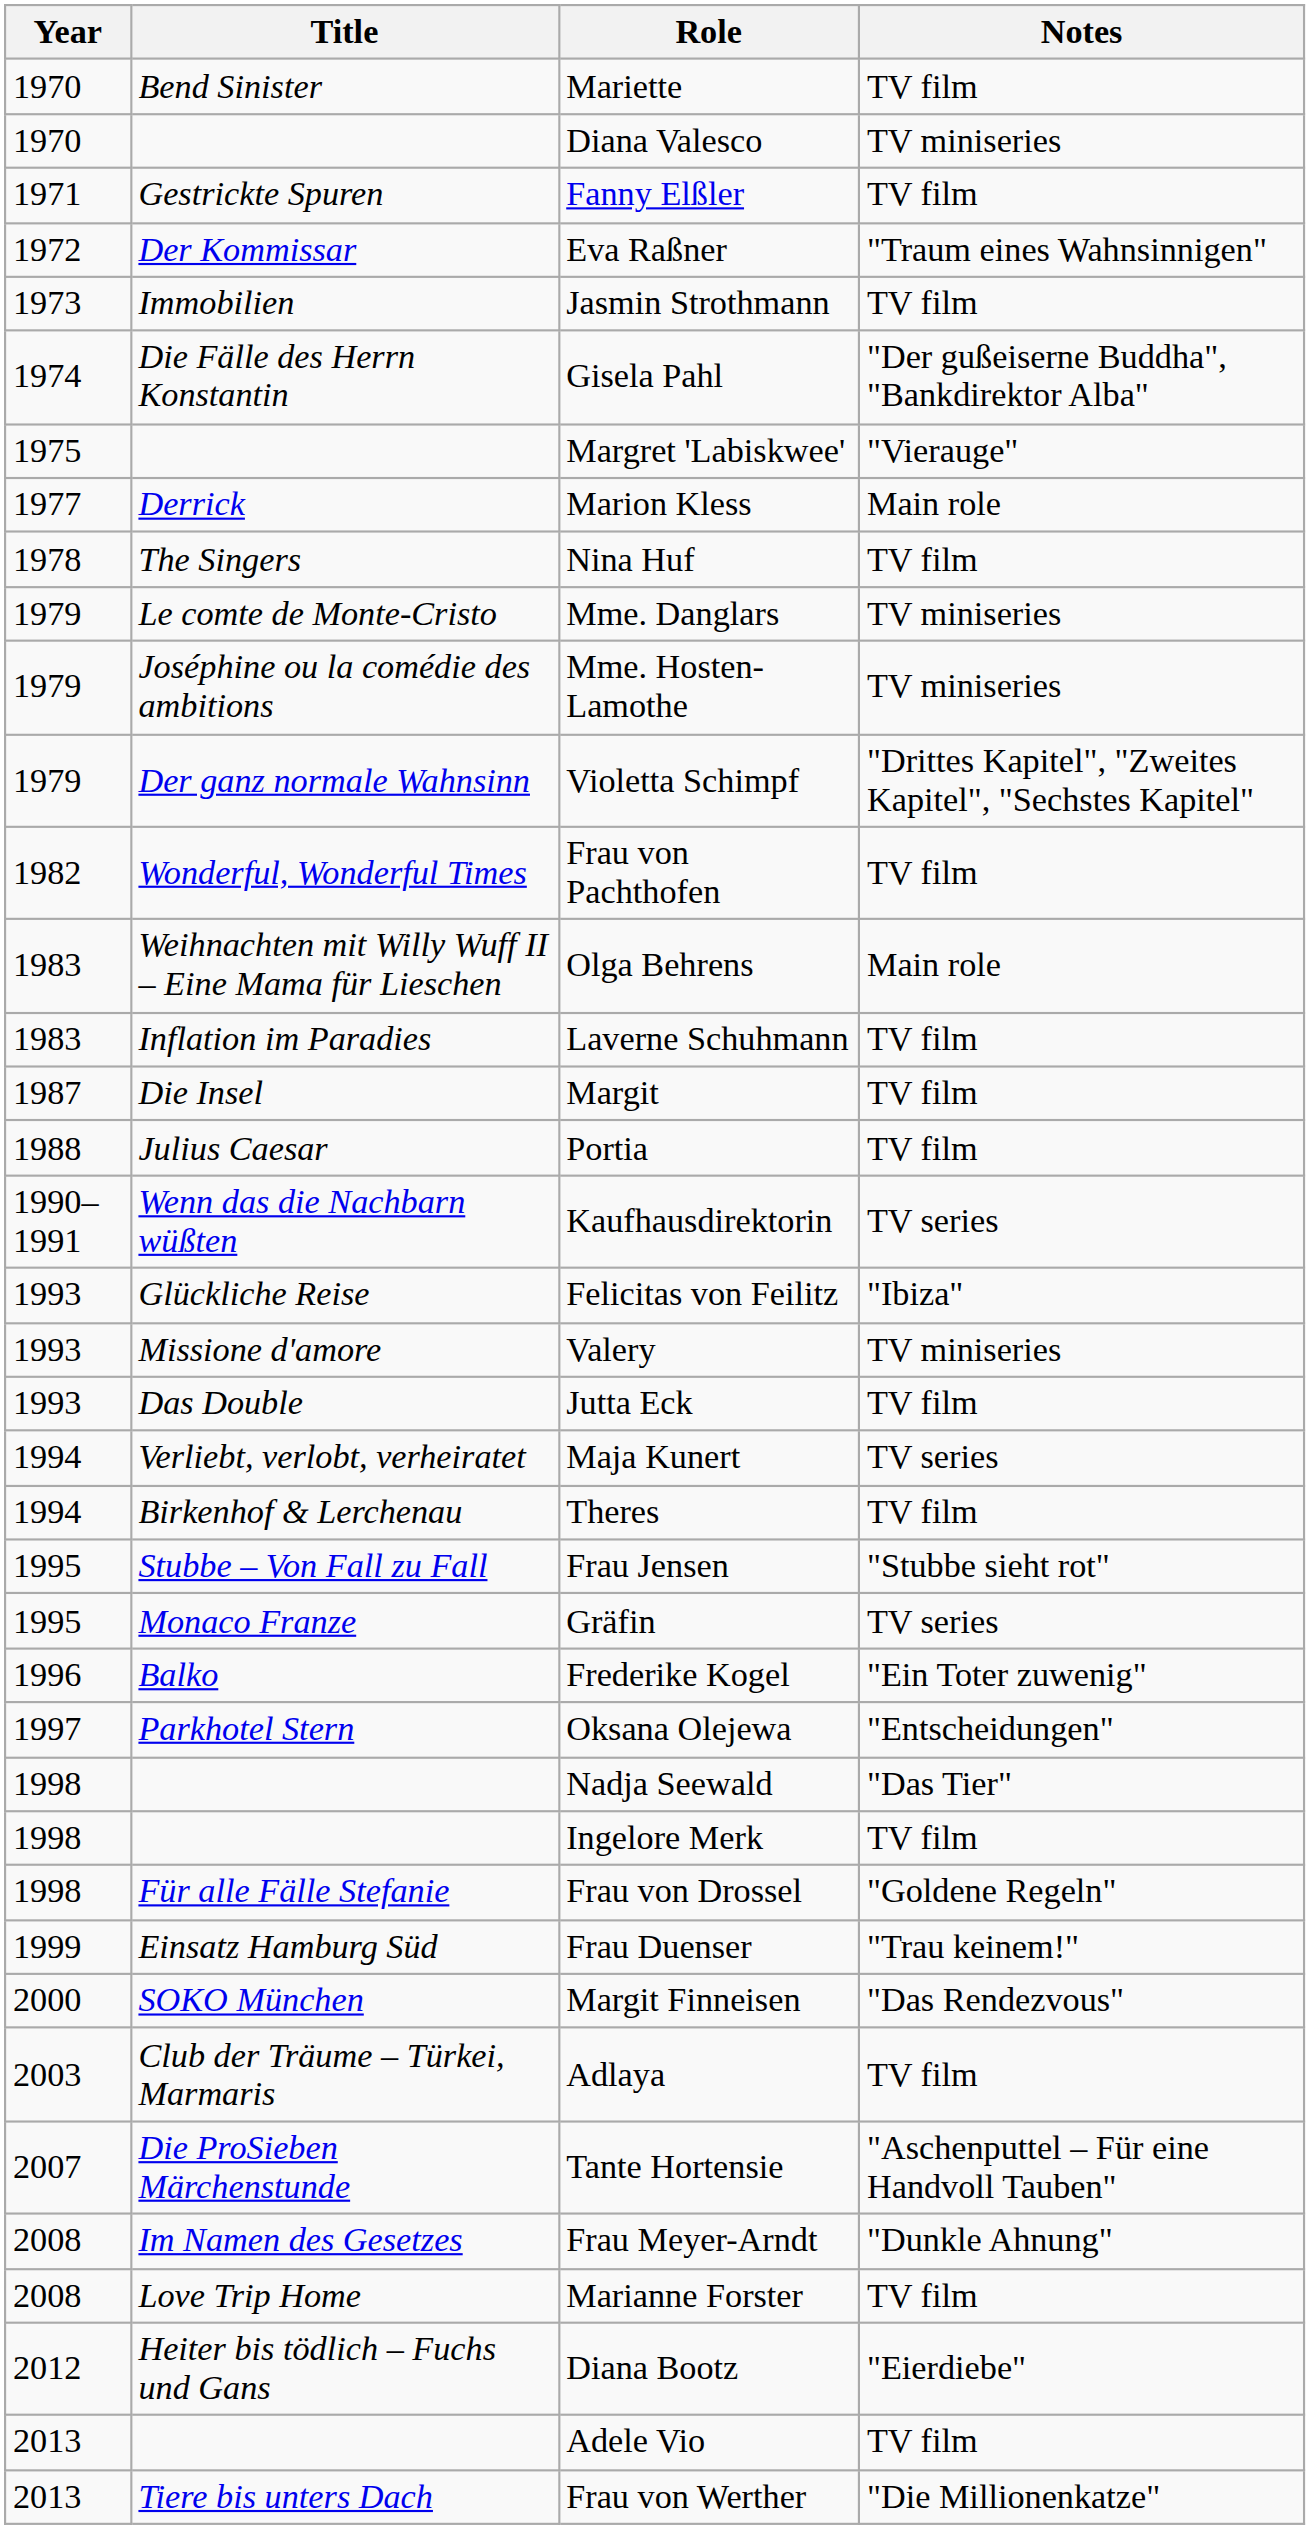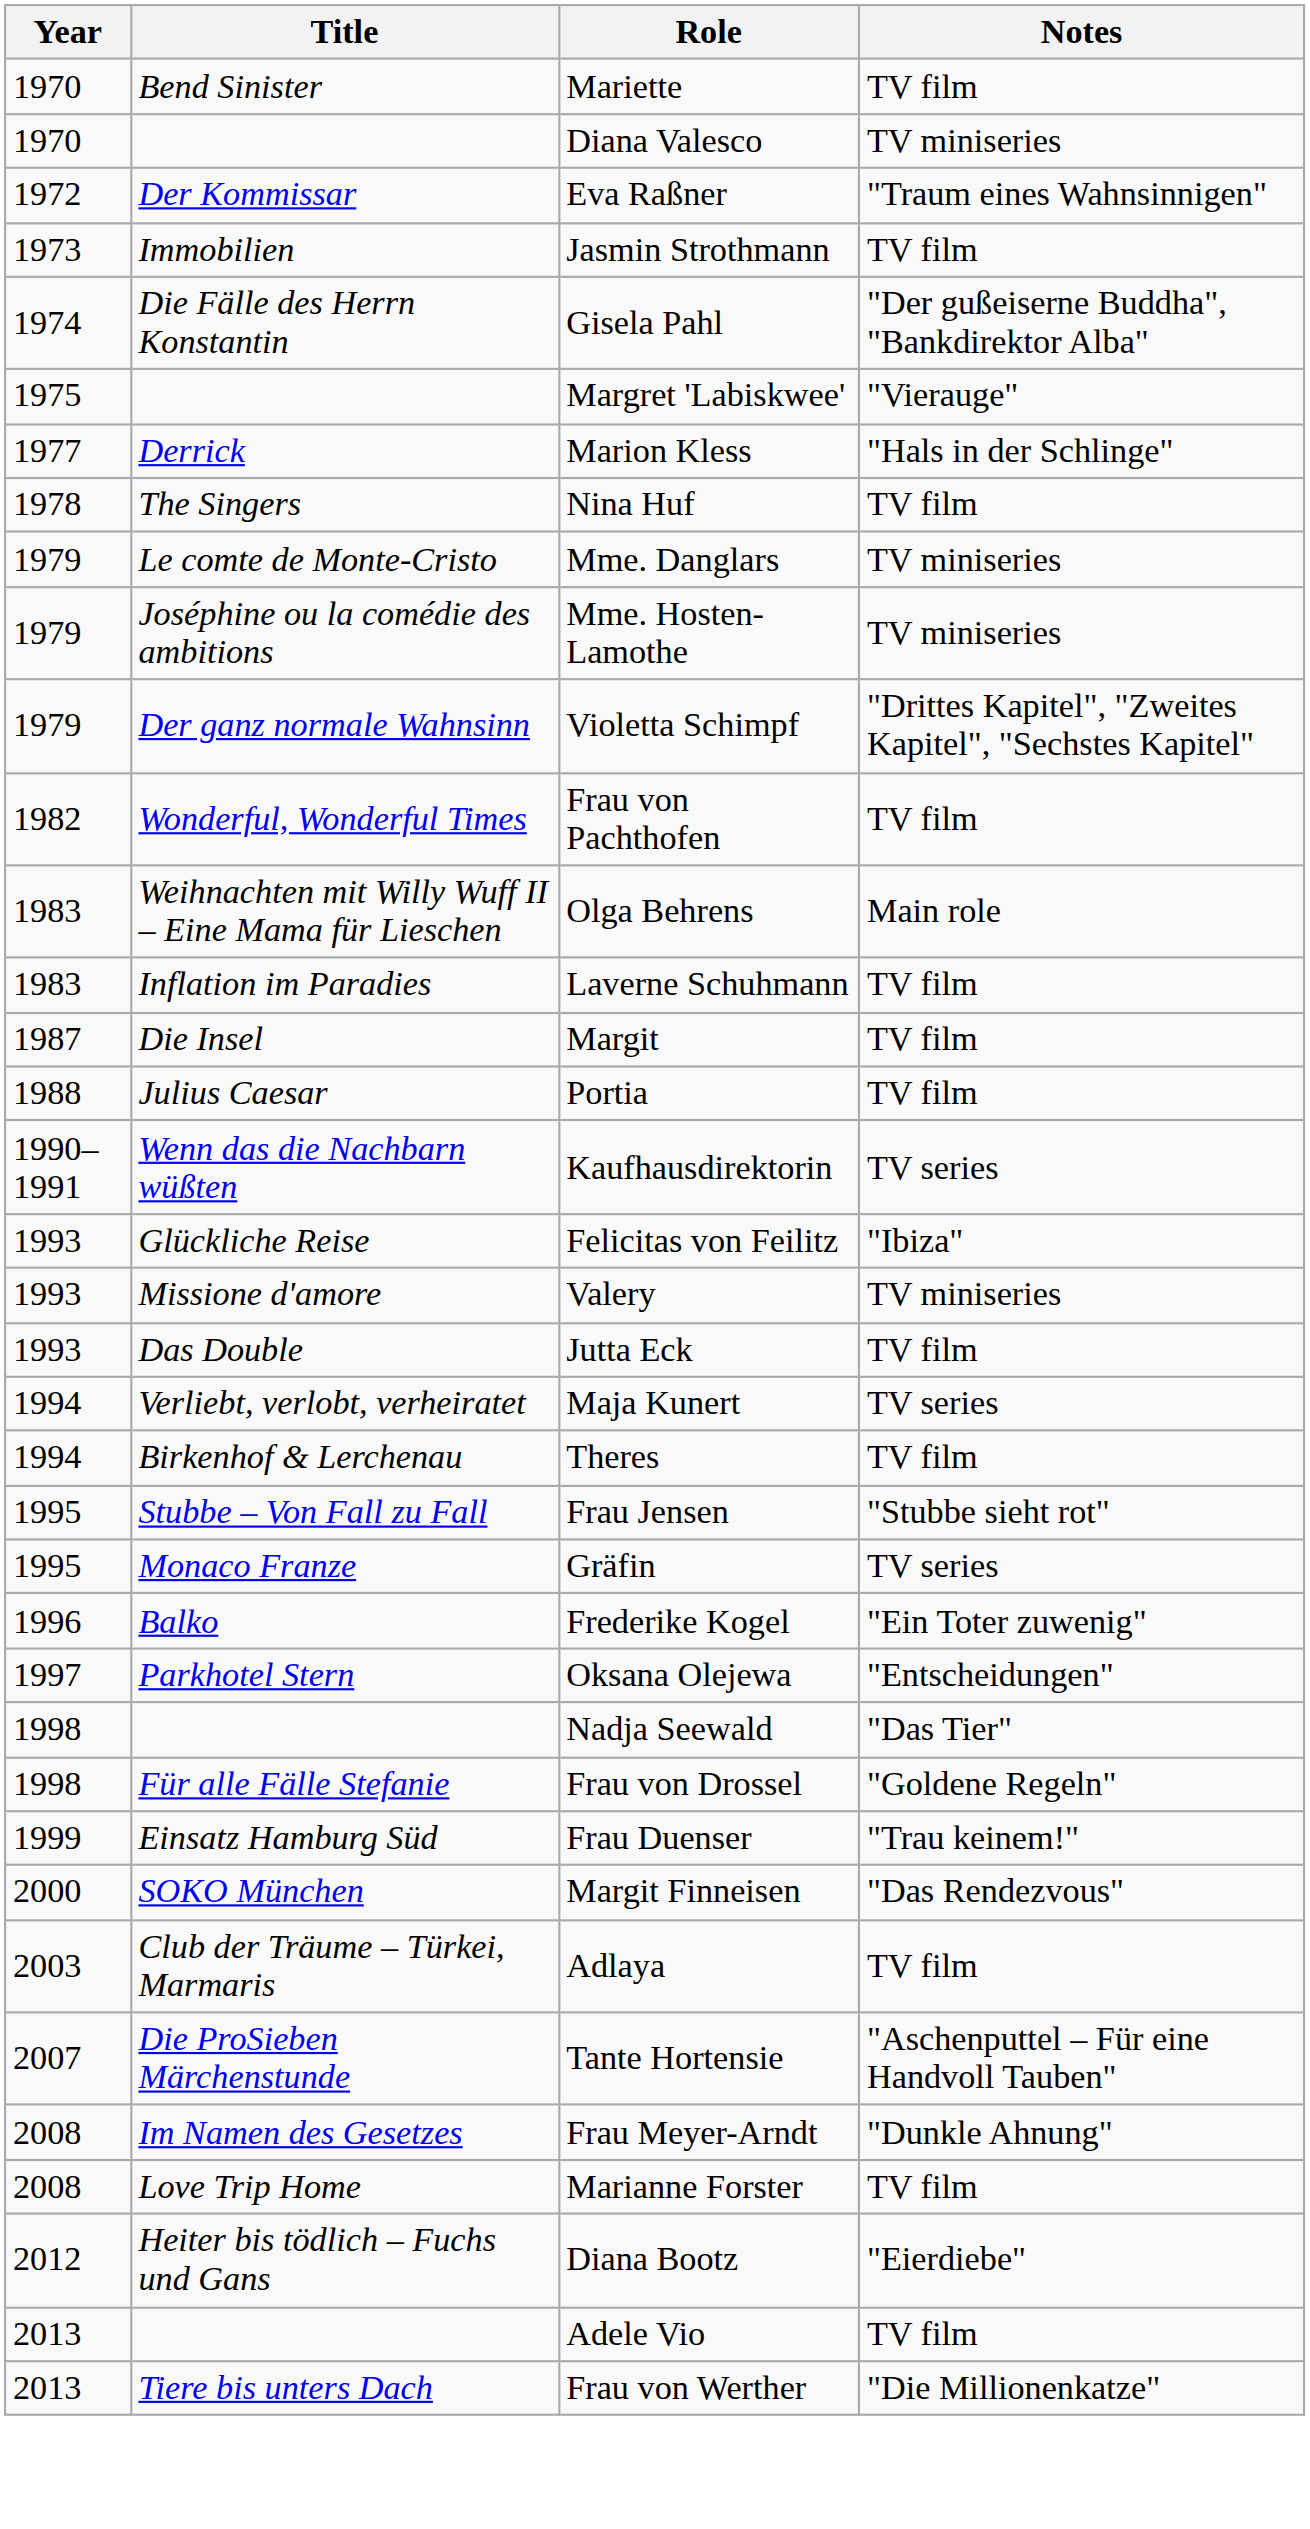- row: (655, 194)
(934, 504) Main role -> (1020, 450) "Hals in der Schlinge"
- row: (665, 1837)
